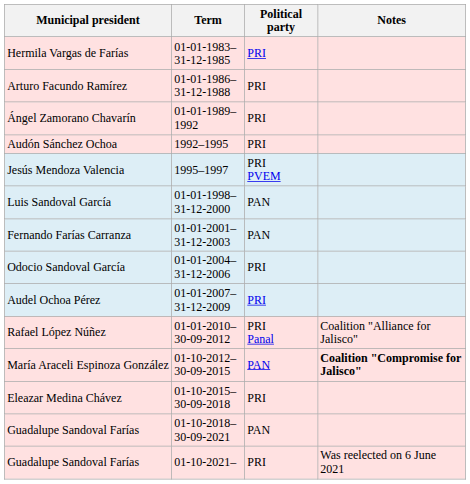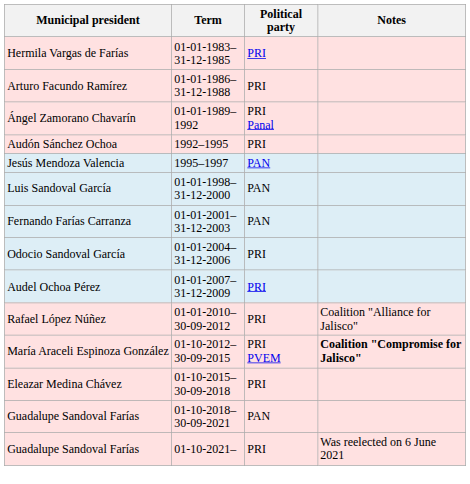(257, 118) PRI -> (261, 118) PRI Panal
(264, 169) PRI PVEM -> (259, 163) PAN
(261, 332) PRI Panal -> (257, 319) PRI
(259, 365) PAN -> (264, 351) PRI PVEM
